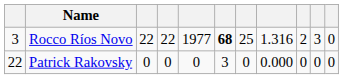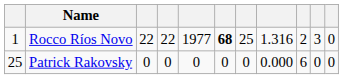(15, 39) 3 -> (15, 39) 1
(15, 62) 22 -> (15, 62) 25
(225, 62) 3 -> (225, 62) 0
(303, 62) 0 -> (303, 62) 6
